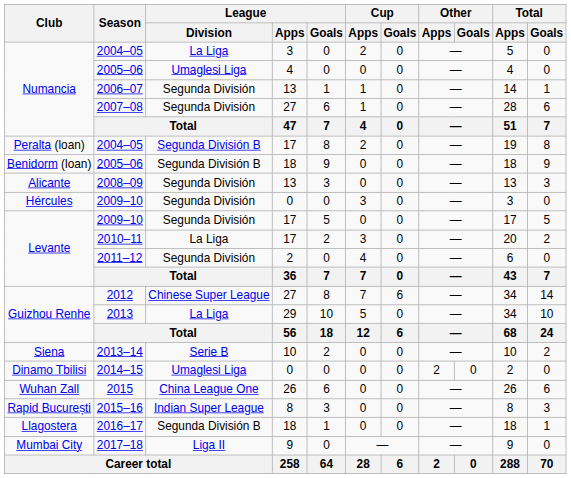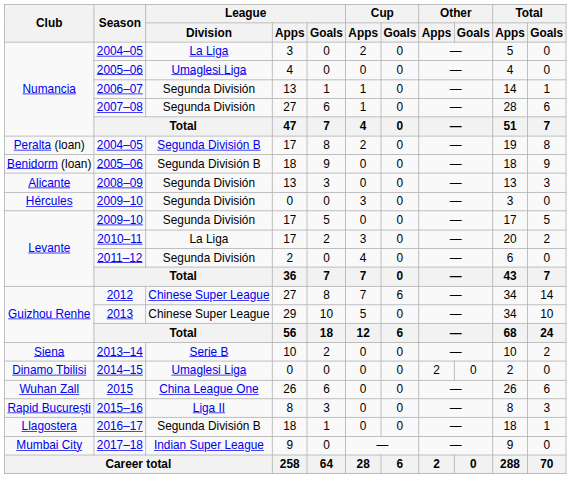(209, 314) La Liga -> (209, 314) Chinese Super League
(209, 408) Indian Super League -> (209, 408) Liga II
(209, 445) Liga II -> (209, 445) Indian Super League
